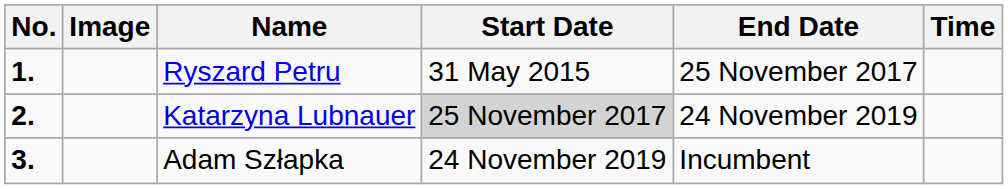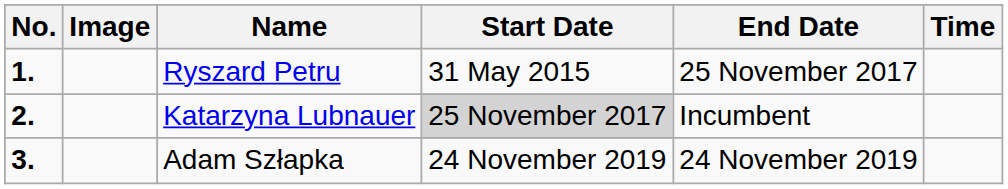(798, 115) 24 November 2019 -> (745, 115) Incumbent
(745, 159) Incumbent -> (798, 159) 24 November 2019
